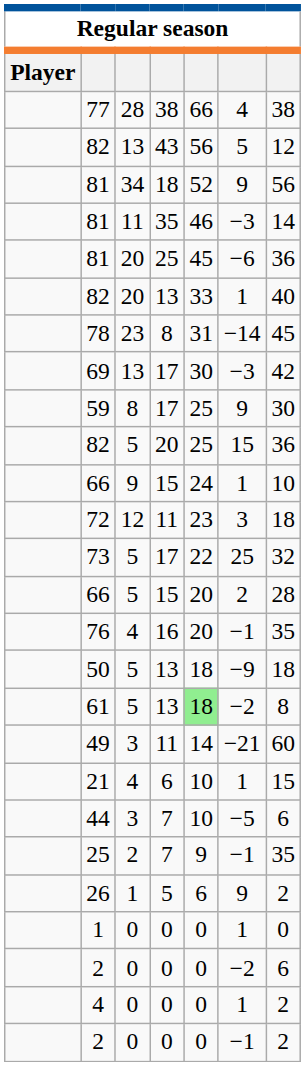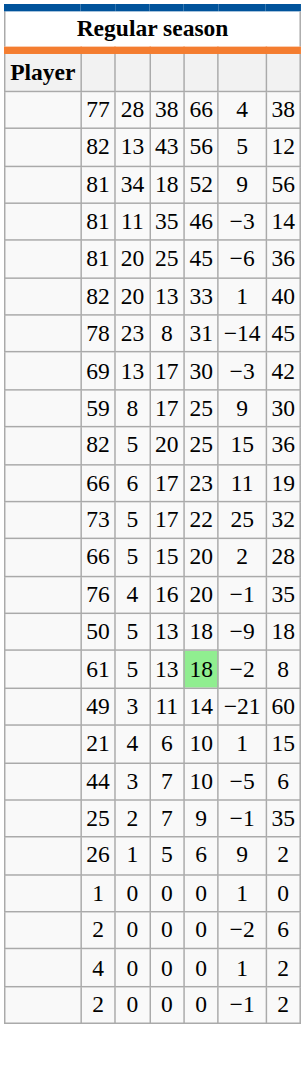- row: (98, 482)
- row: (98, 519)
+ row: (98, 482)
